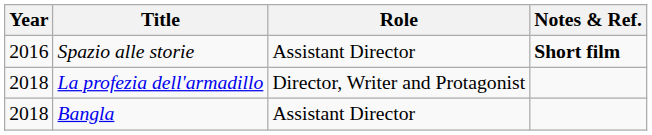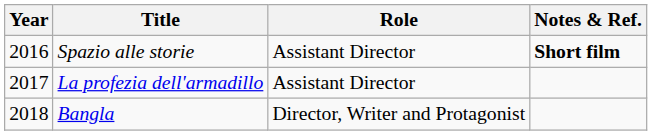(29, 82) 2018 -> (29, 82) 2017
(399, 82) Director, Writer and Protagonist -> (344, 82) Assistant Director
(344, 113) Assistant Director -> (399, 113) Director, Writer and Protagonist
